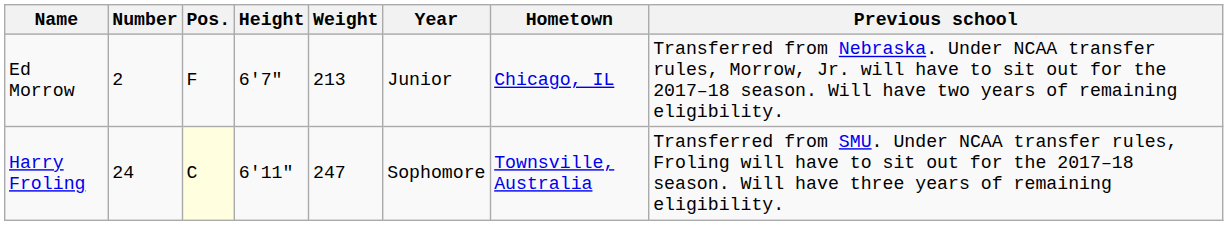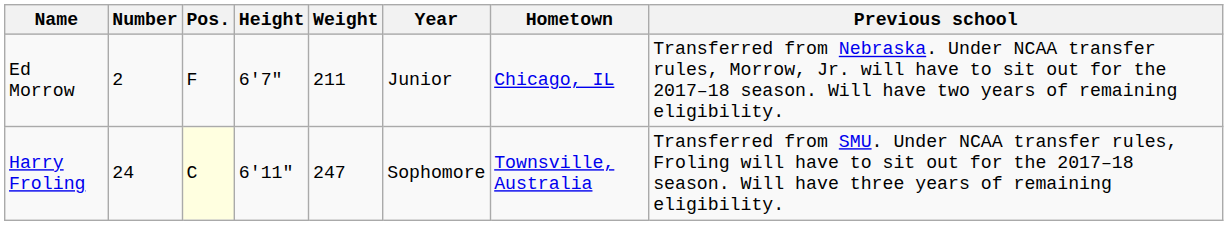(329, 81) 213 -> (329, 81) 211
